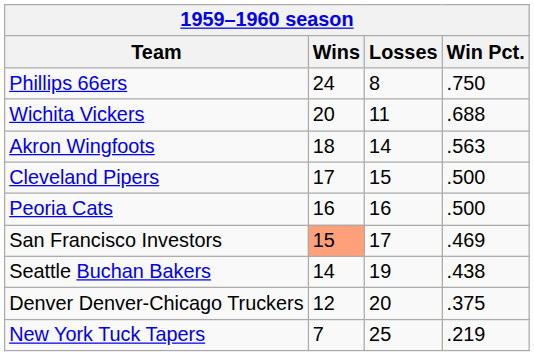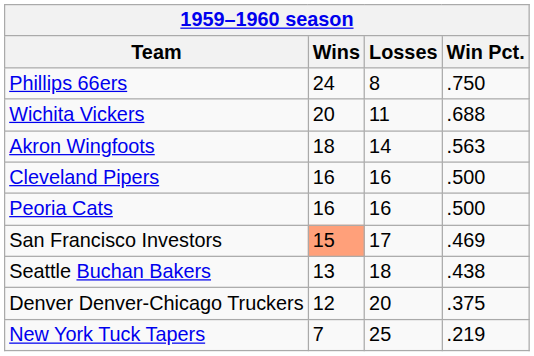(324, 177) 17 -> (324, 177) 16
(380, 177) 15 -> (380, 177) 16
(324, 271) 14 -> (324, 271) 13
(380, 271) 19 -> (380, 271) 18
